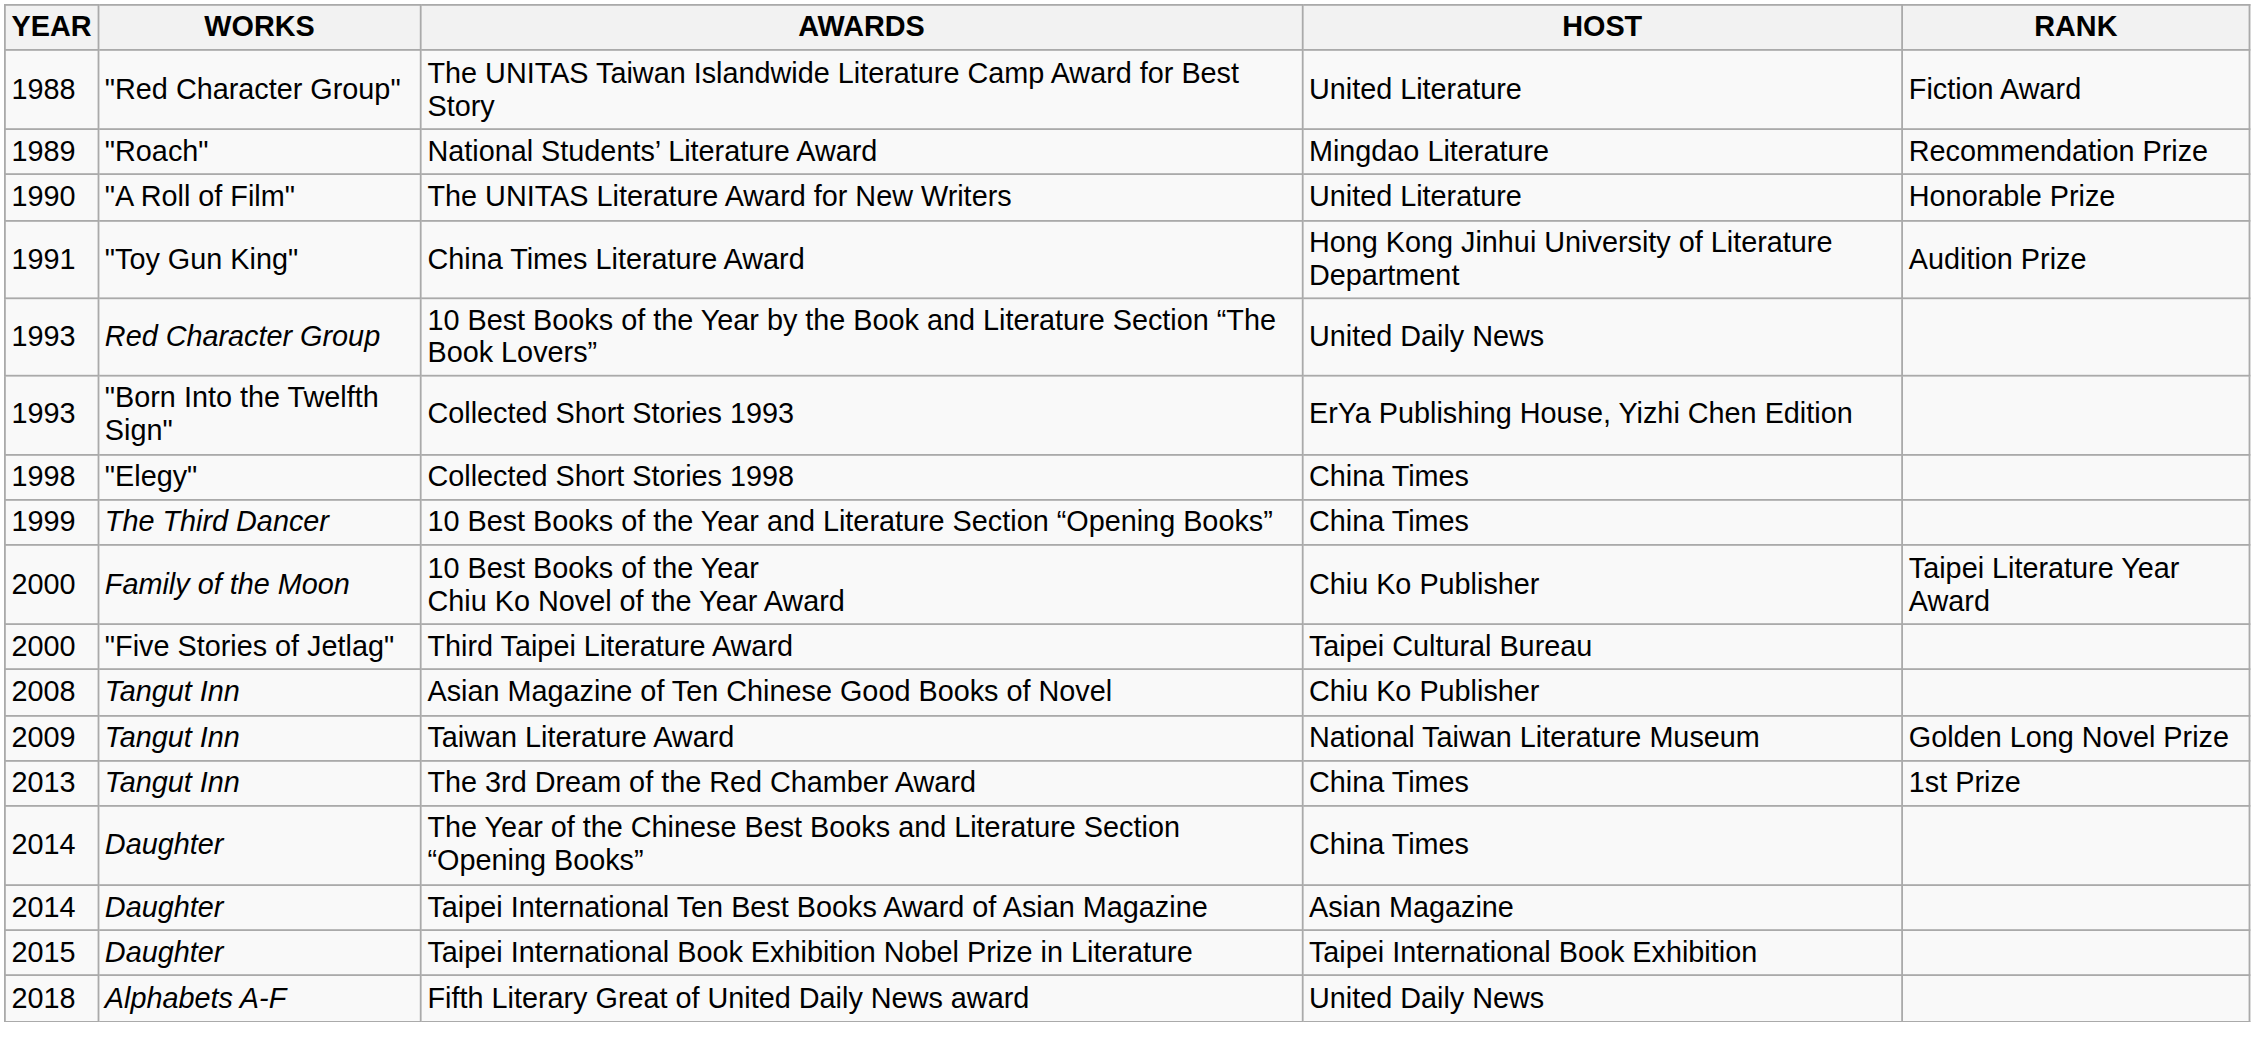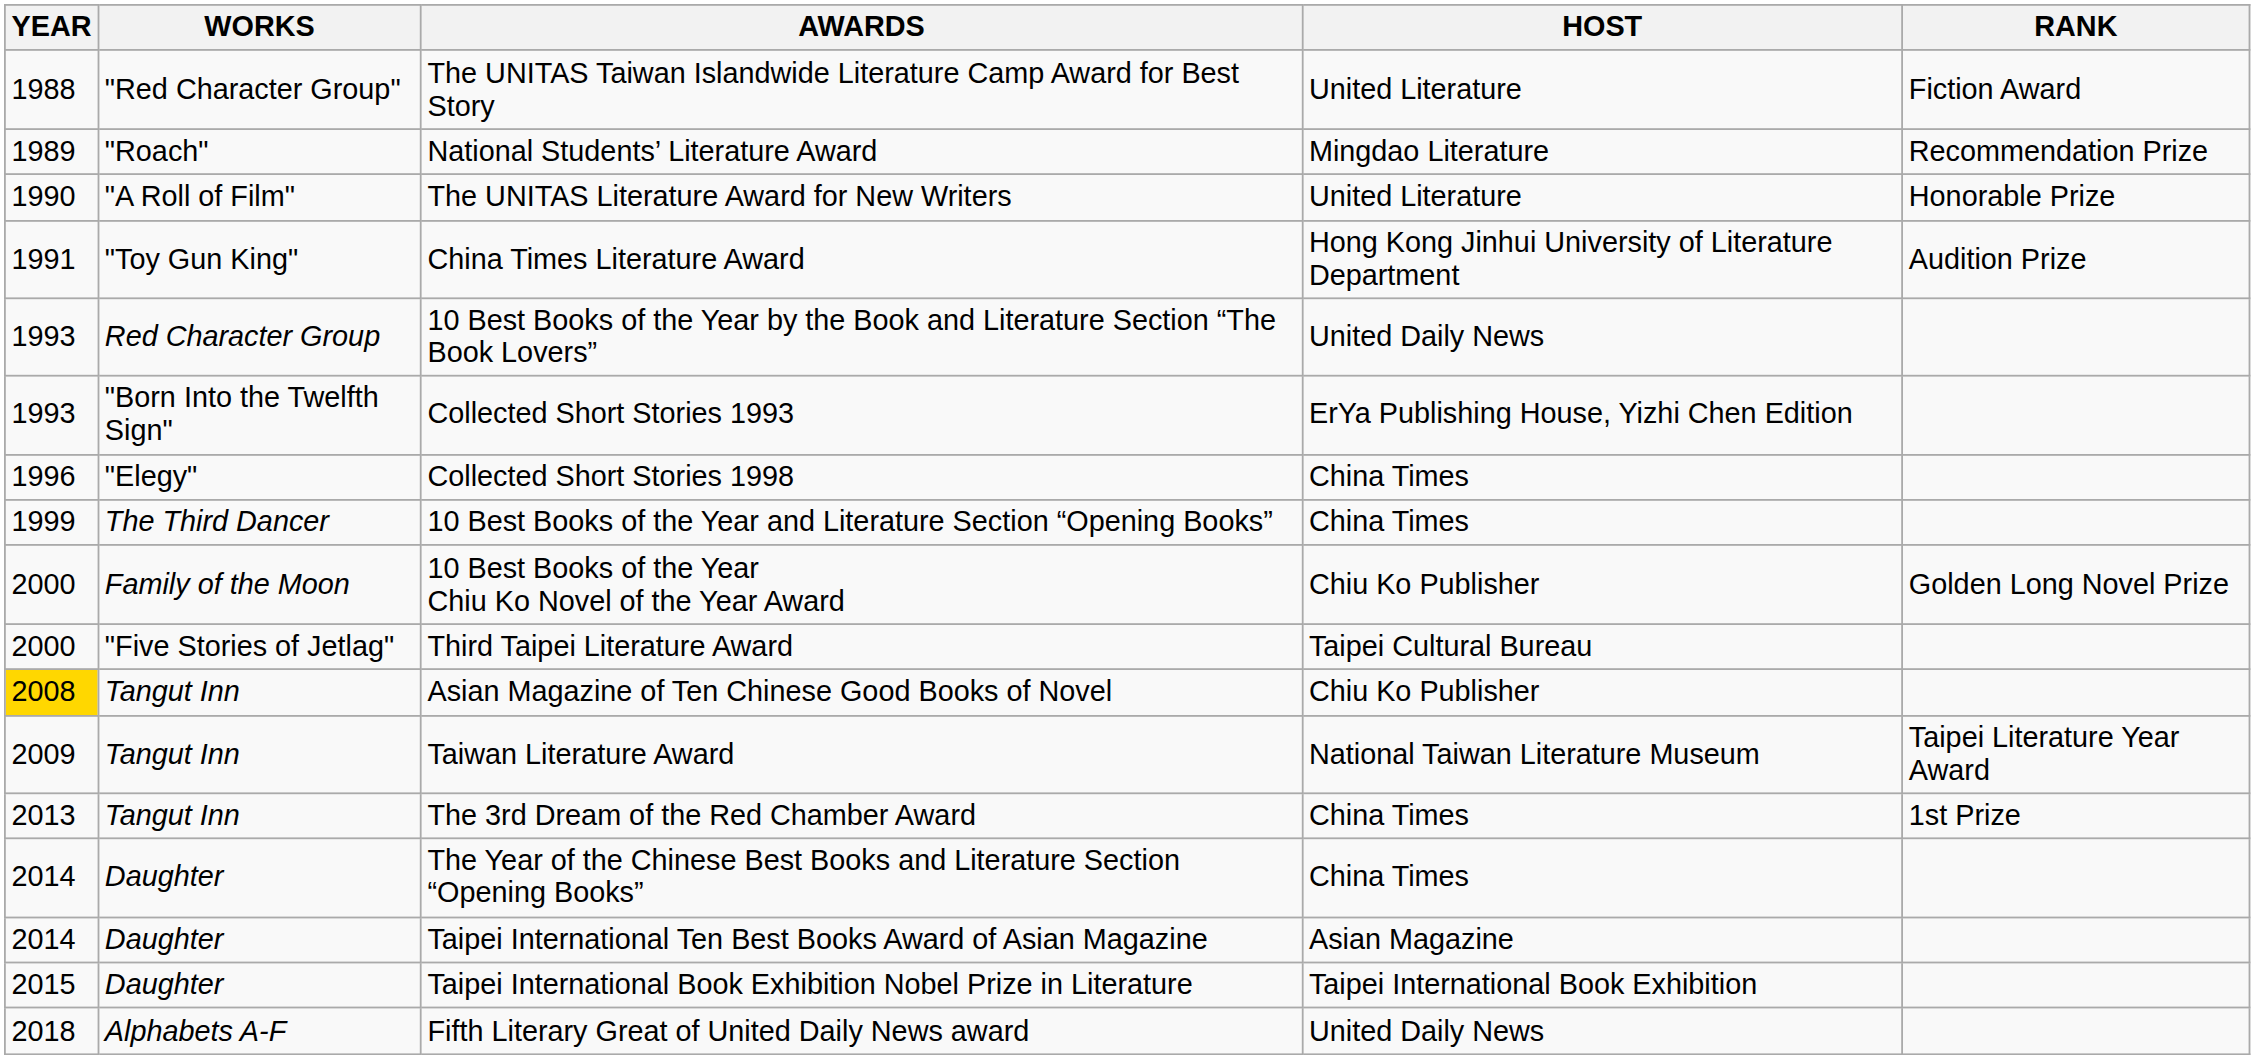(44, 476) 1998 -> (44, 476) 1996
(2044, 584) Taipei Literature Year Award -> (2069, 584) Golden Long Novel Prize
(44, 691) no background -> (44, 691) gold background
(2069, 737) Golden Long Novel Prize -> (2044, 753) Taipei Literature Year Award
